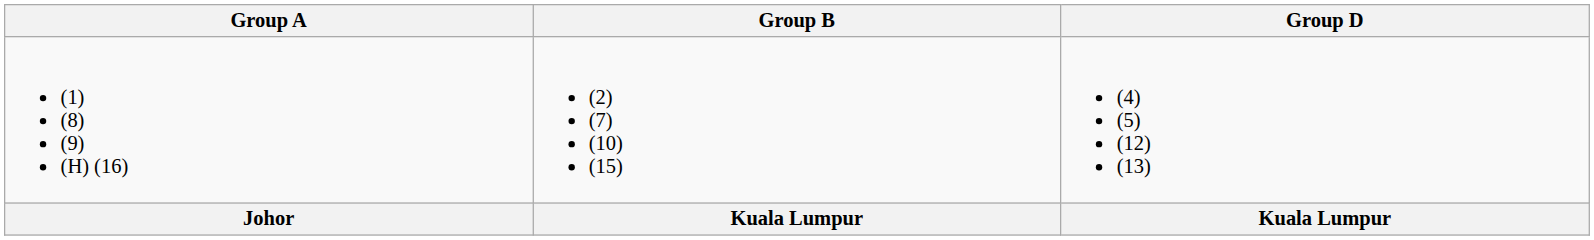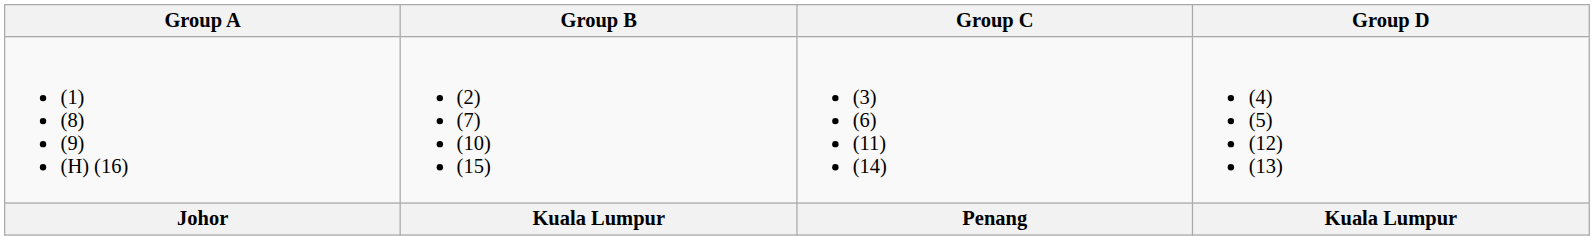+ column: (995, 20)
